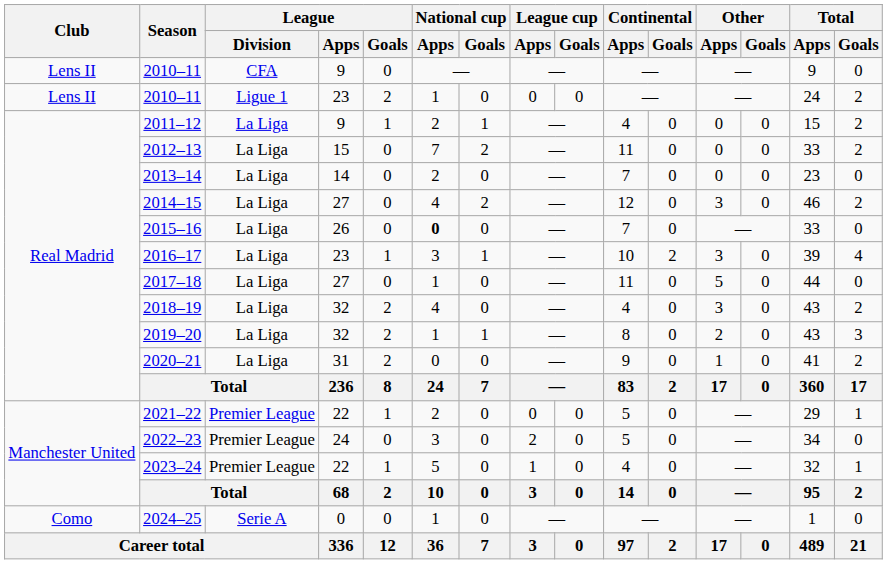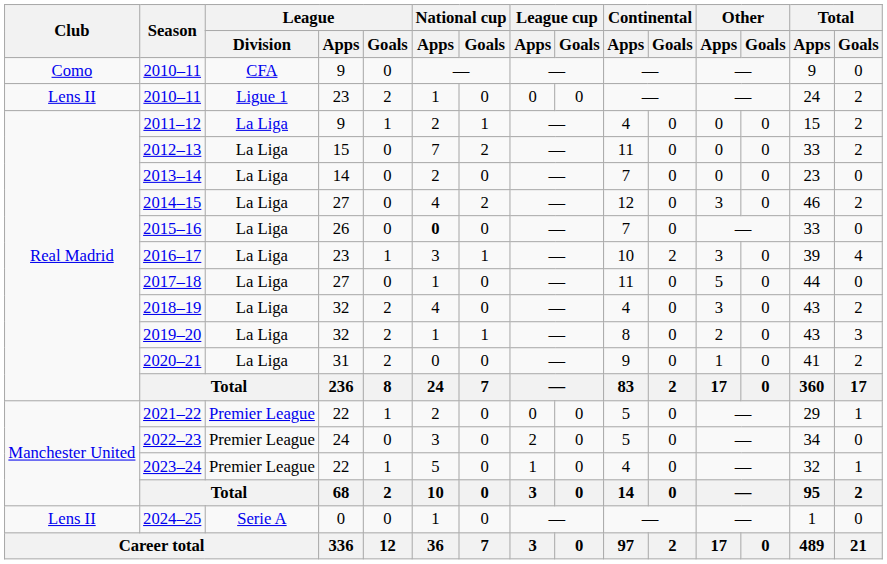(72, 70) Lens II -> (72, 70) Como
(72, 519) Como -> (72, 519) Lens II
